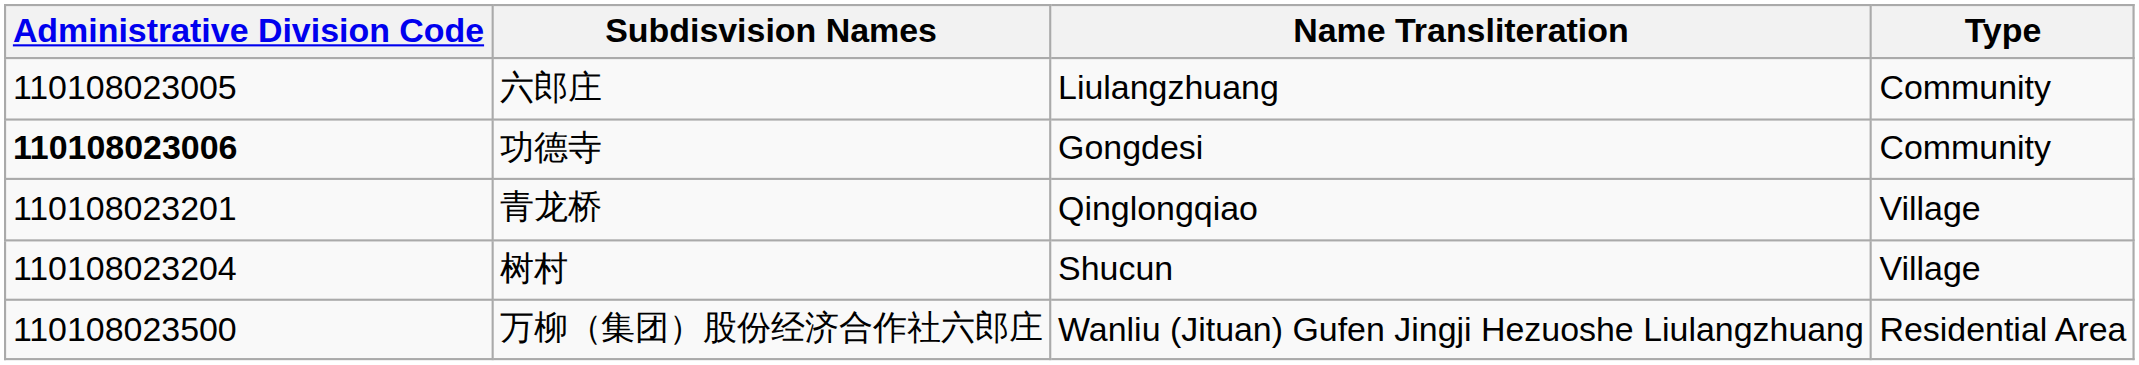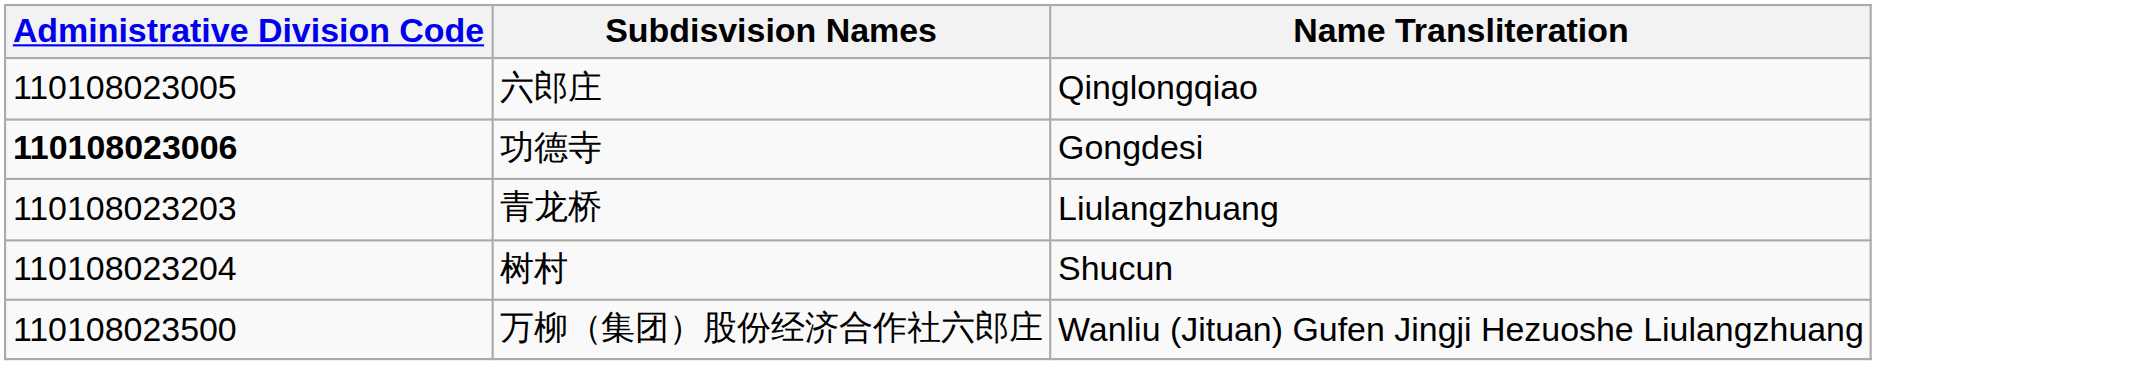- column: (2003, 31)
(1168, 88) Liulangzhuang -> (1158, 88) Qinglongqiao
(125, 208) 110108023201 -> (125, 208) 110108023203
(1158, 208) Qinglongqiao -> (1168, 208) Liulangzhuang
